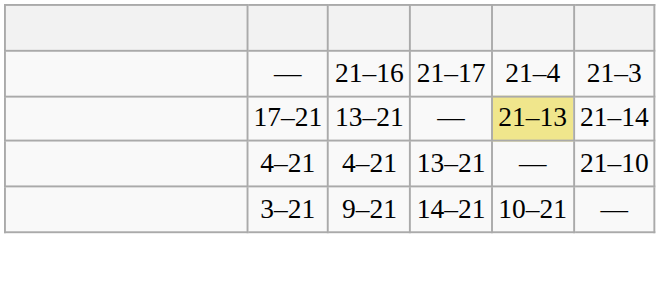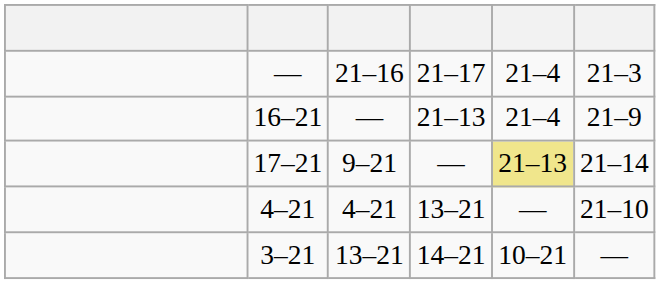+ row: (288, 118)
(369, 118) 13–21 -> (369, 163) 9–21
(369, 209) 9–21 -> (369, 254) 13–21
